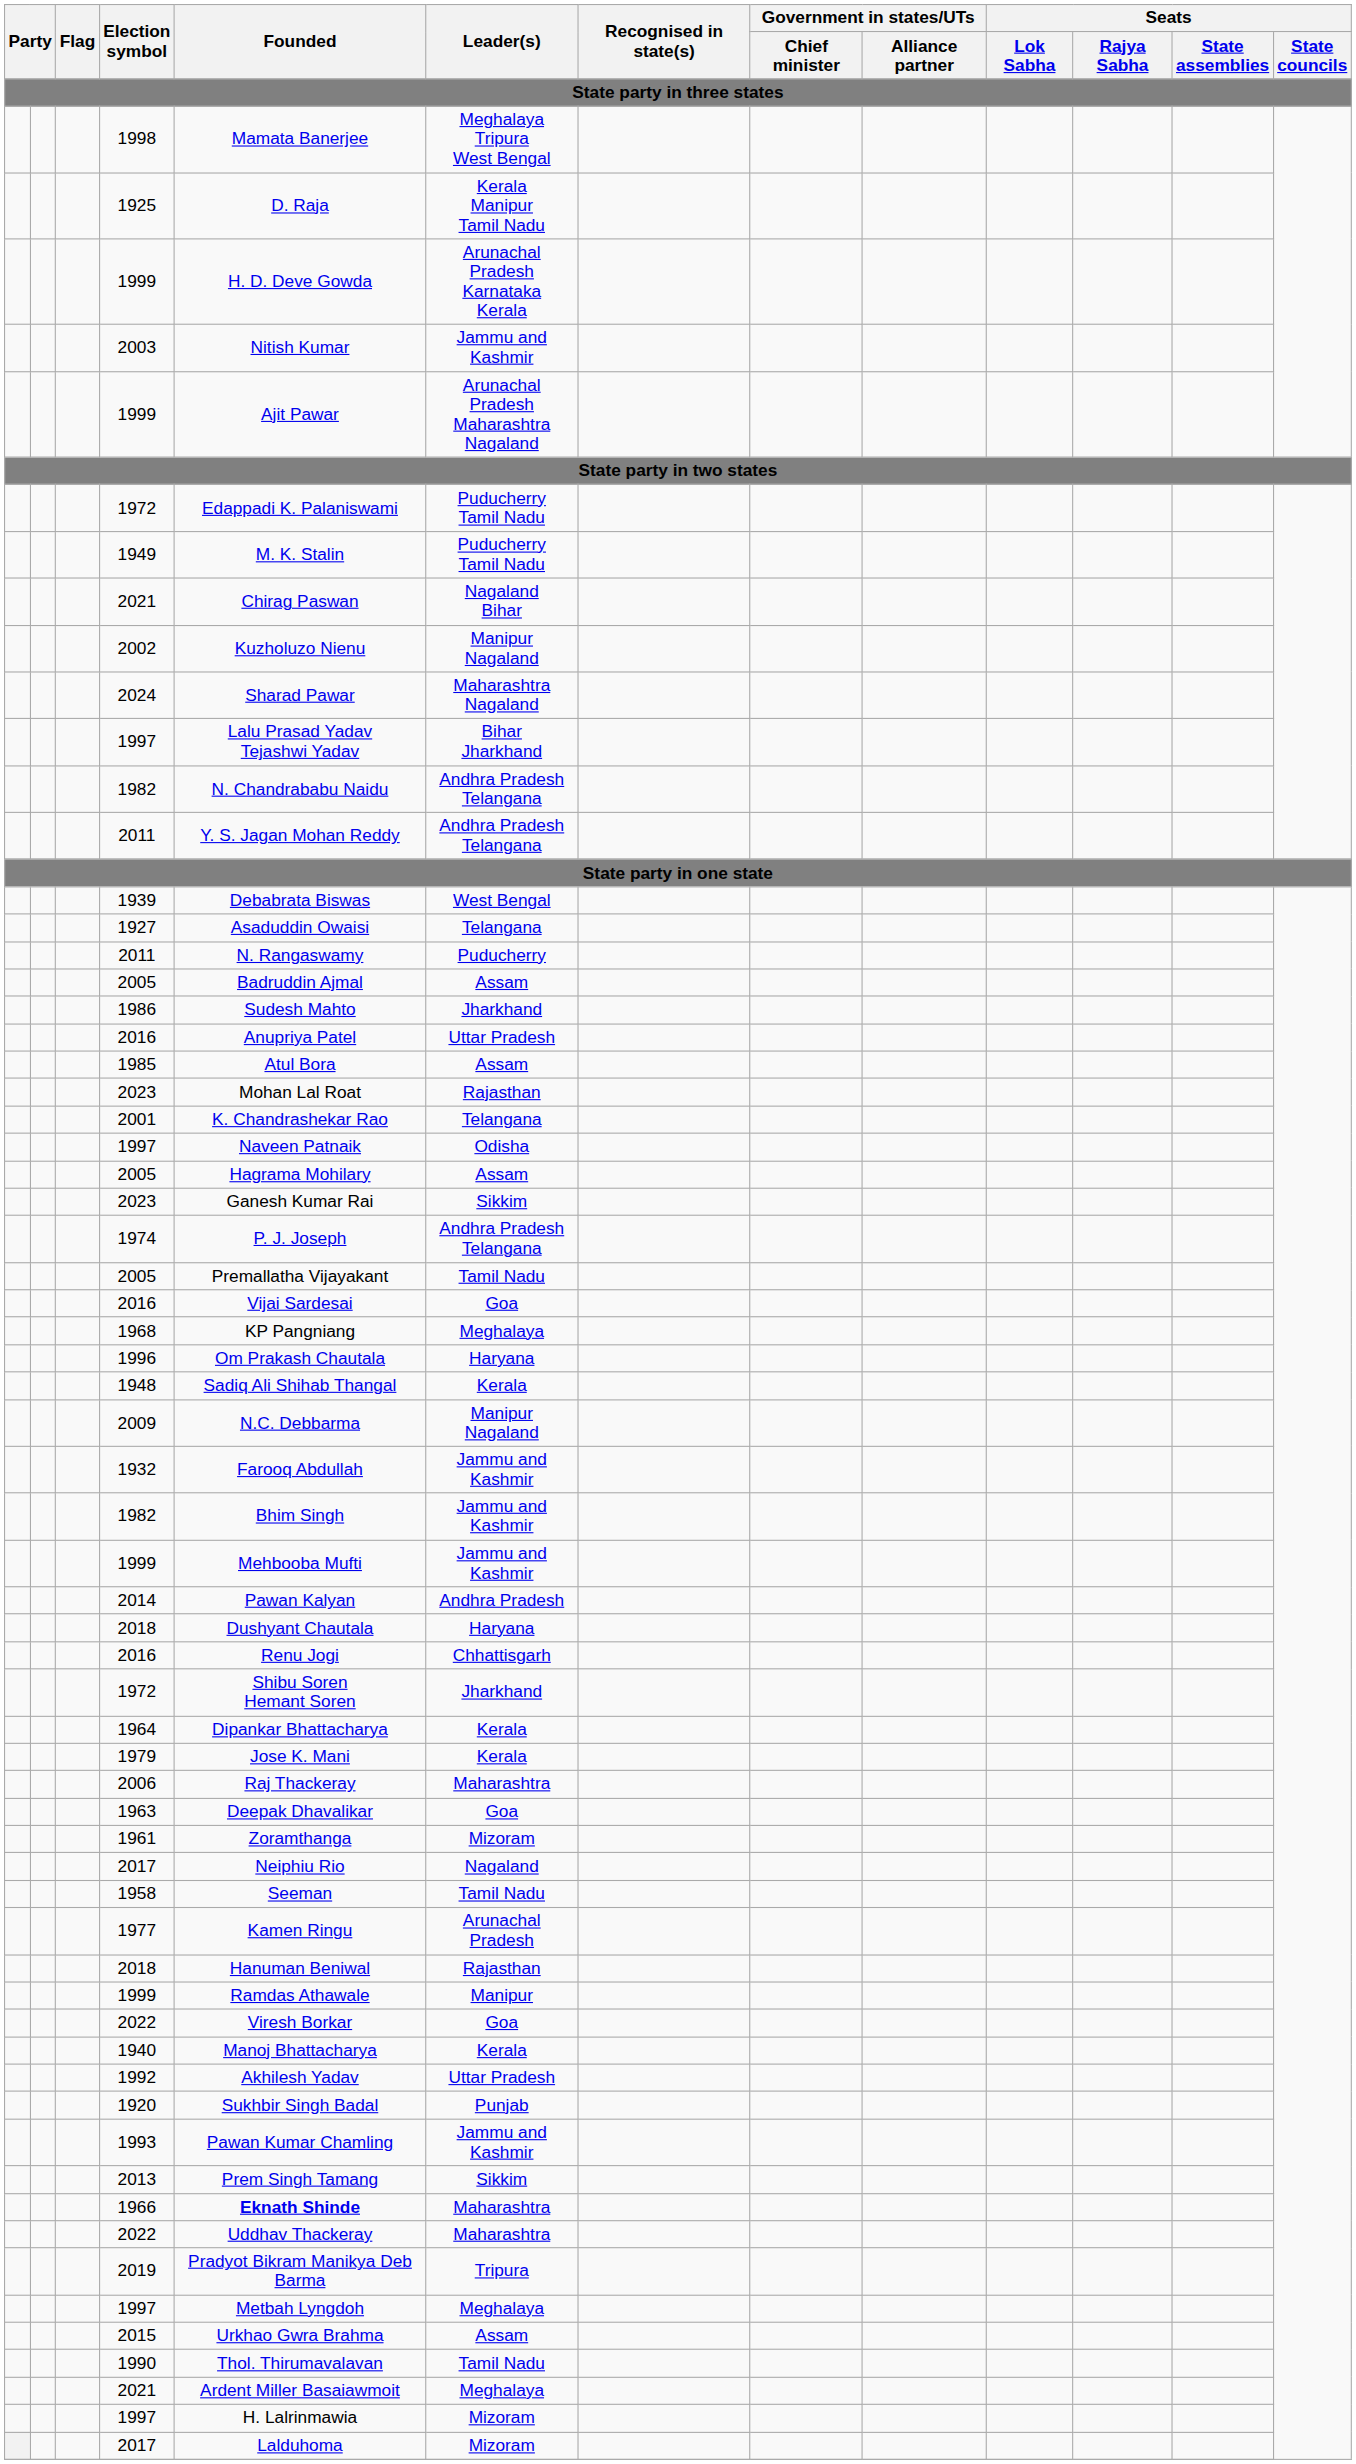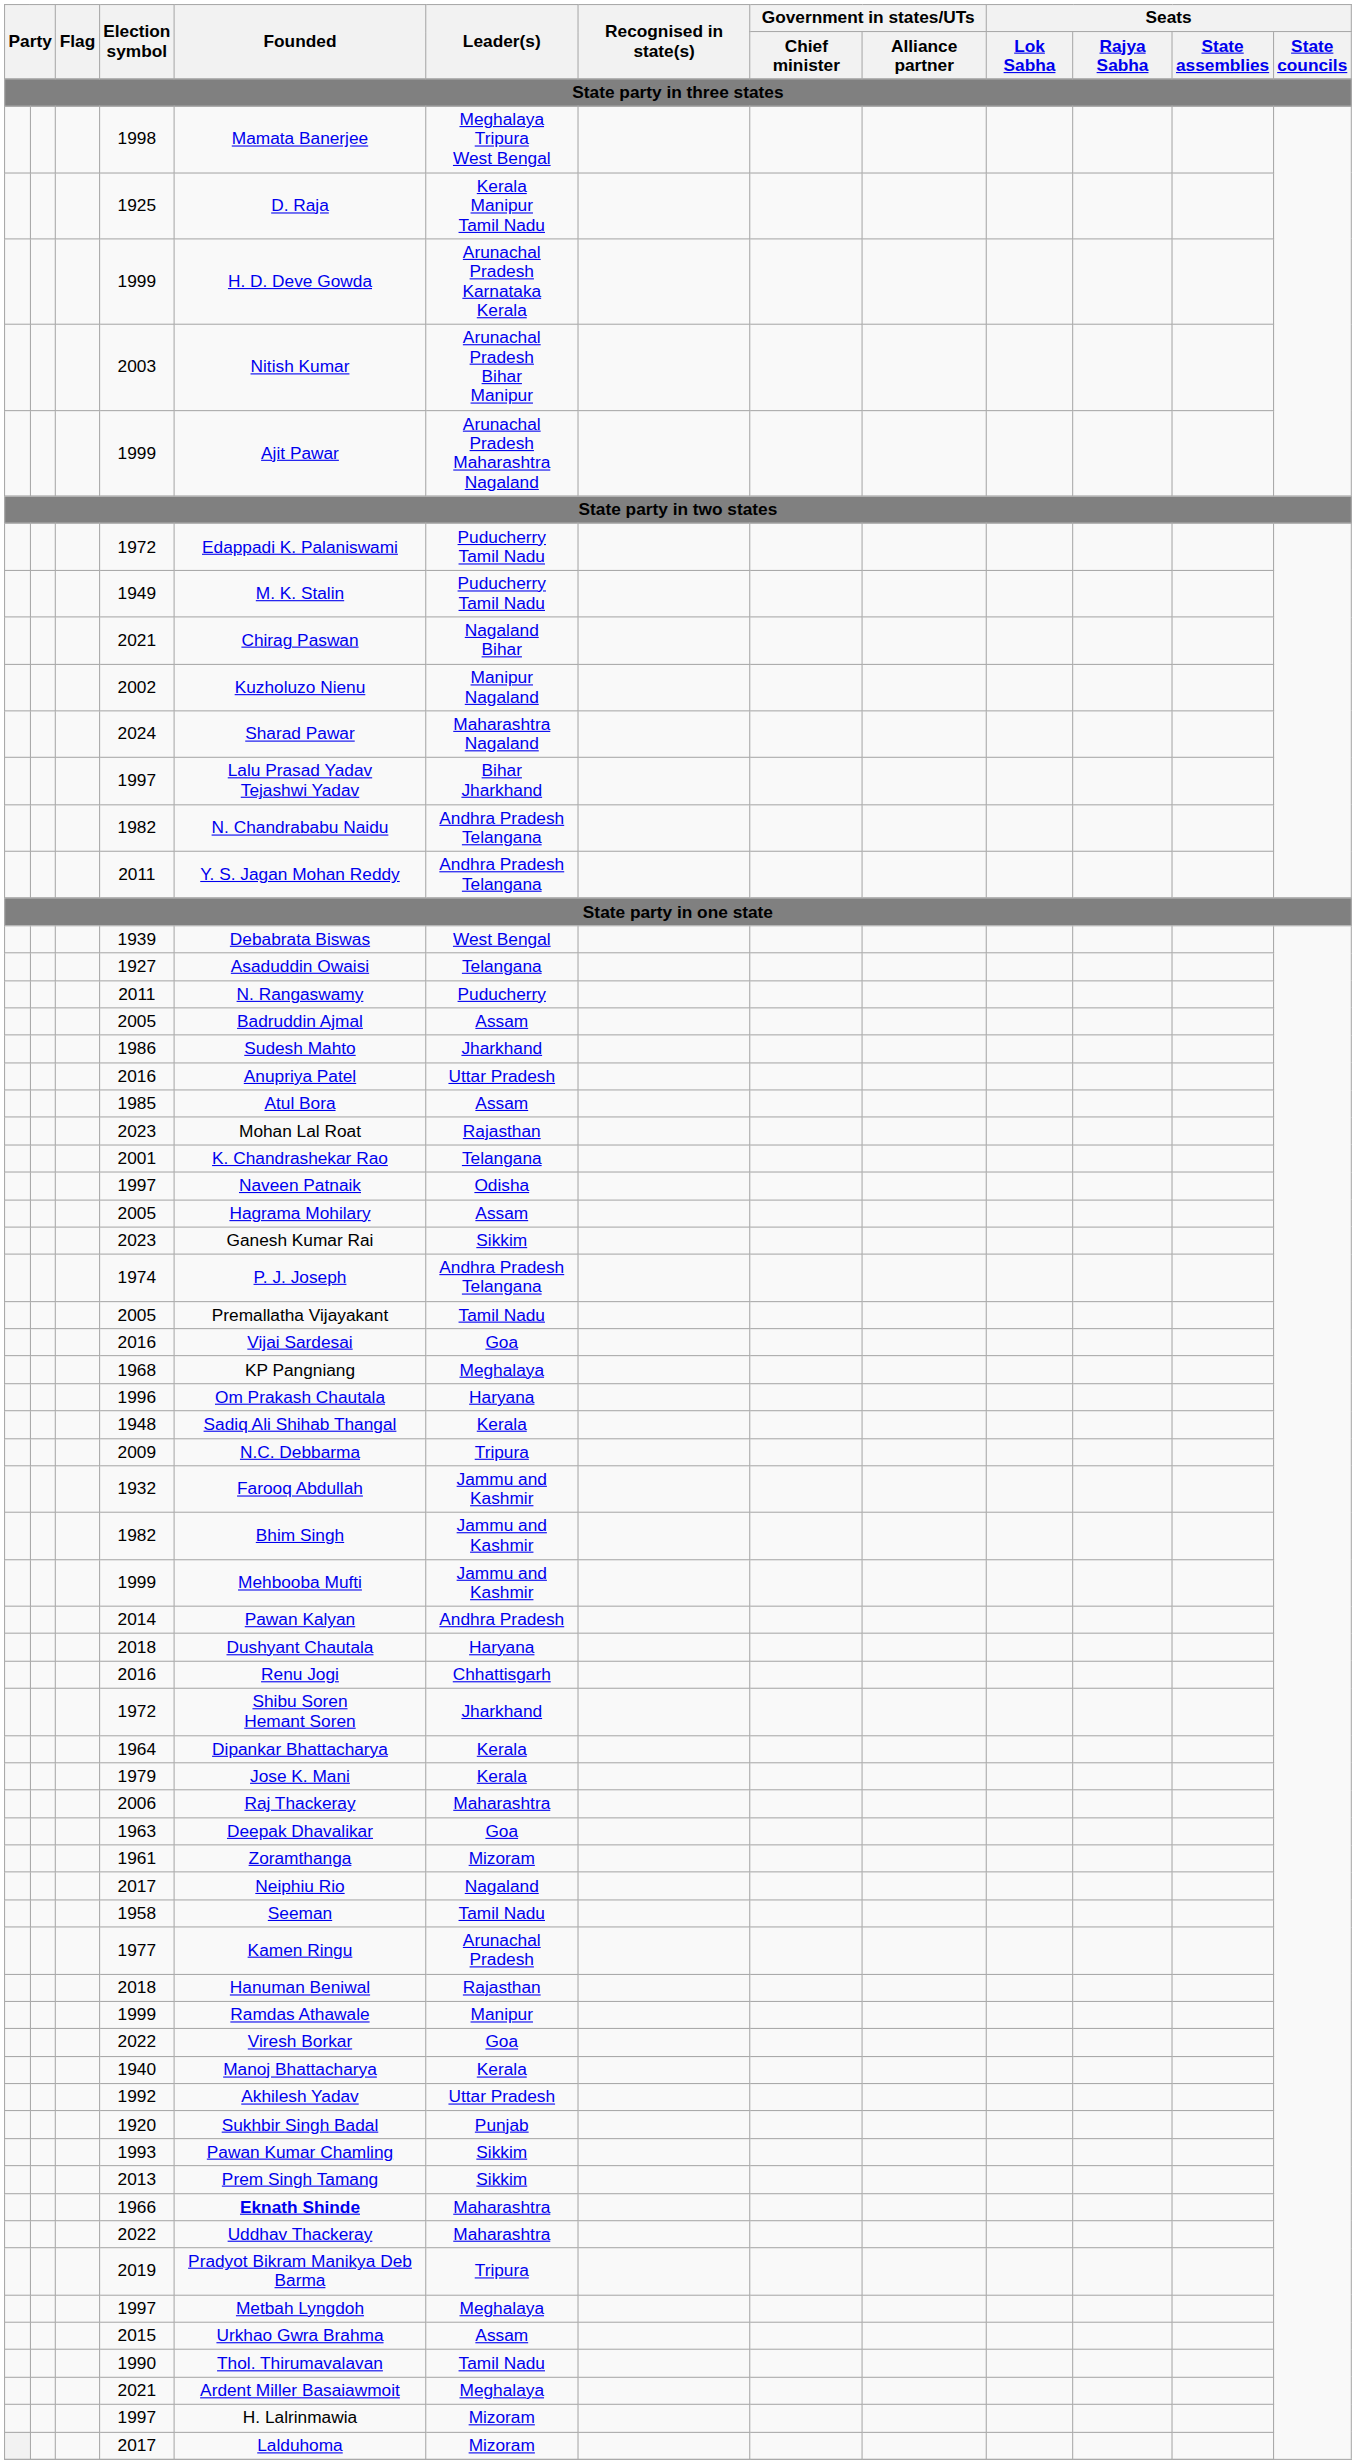(502, 347) Jammu and Kashmir -> (502, 367) Arunachal Pradesh Bihar Manipur
(502, 1422) Manipur Nagaland -> (502, 1451) Tripura
(502, 2142) Jammu and Kashmir -> (502, 2152) Sikkim
